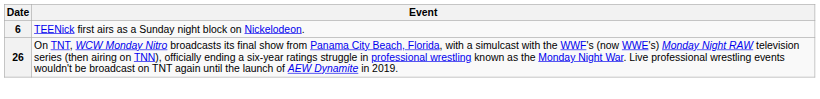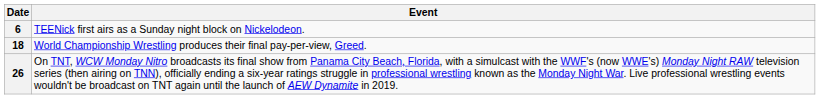+ row: (18, 45)
